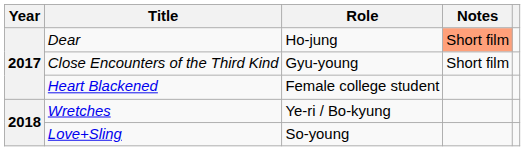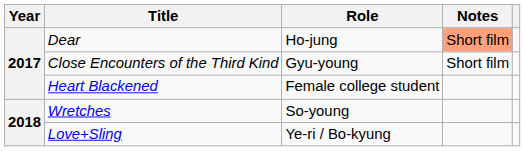(338, 110) Ye-ri / Bo-kyung -> (317, 110) So-young
(317, 134) So-young -> (338, 134) Ye-ri / Bo-kyung
